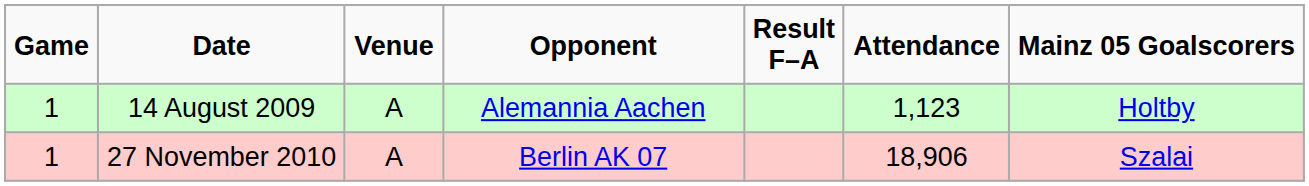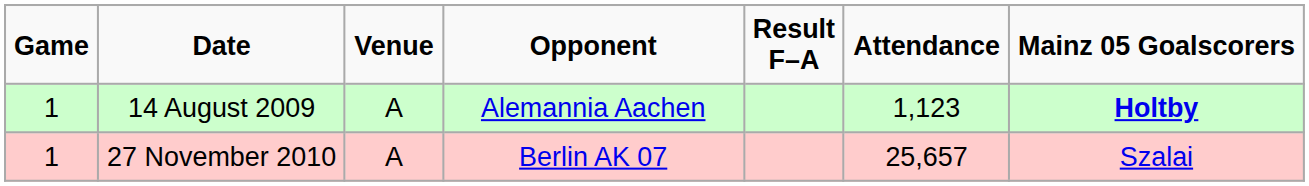(1156, 108) normal -> (1156, 108) bold
(927, 157) 18,906 -> (927, 157) 25,657
